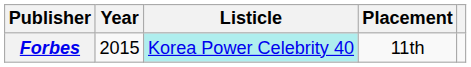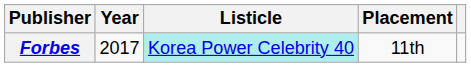(120, 47) 2015 -> (120, 47) 2017
